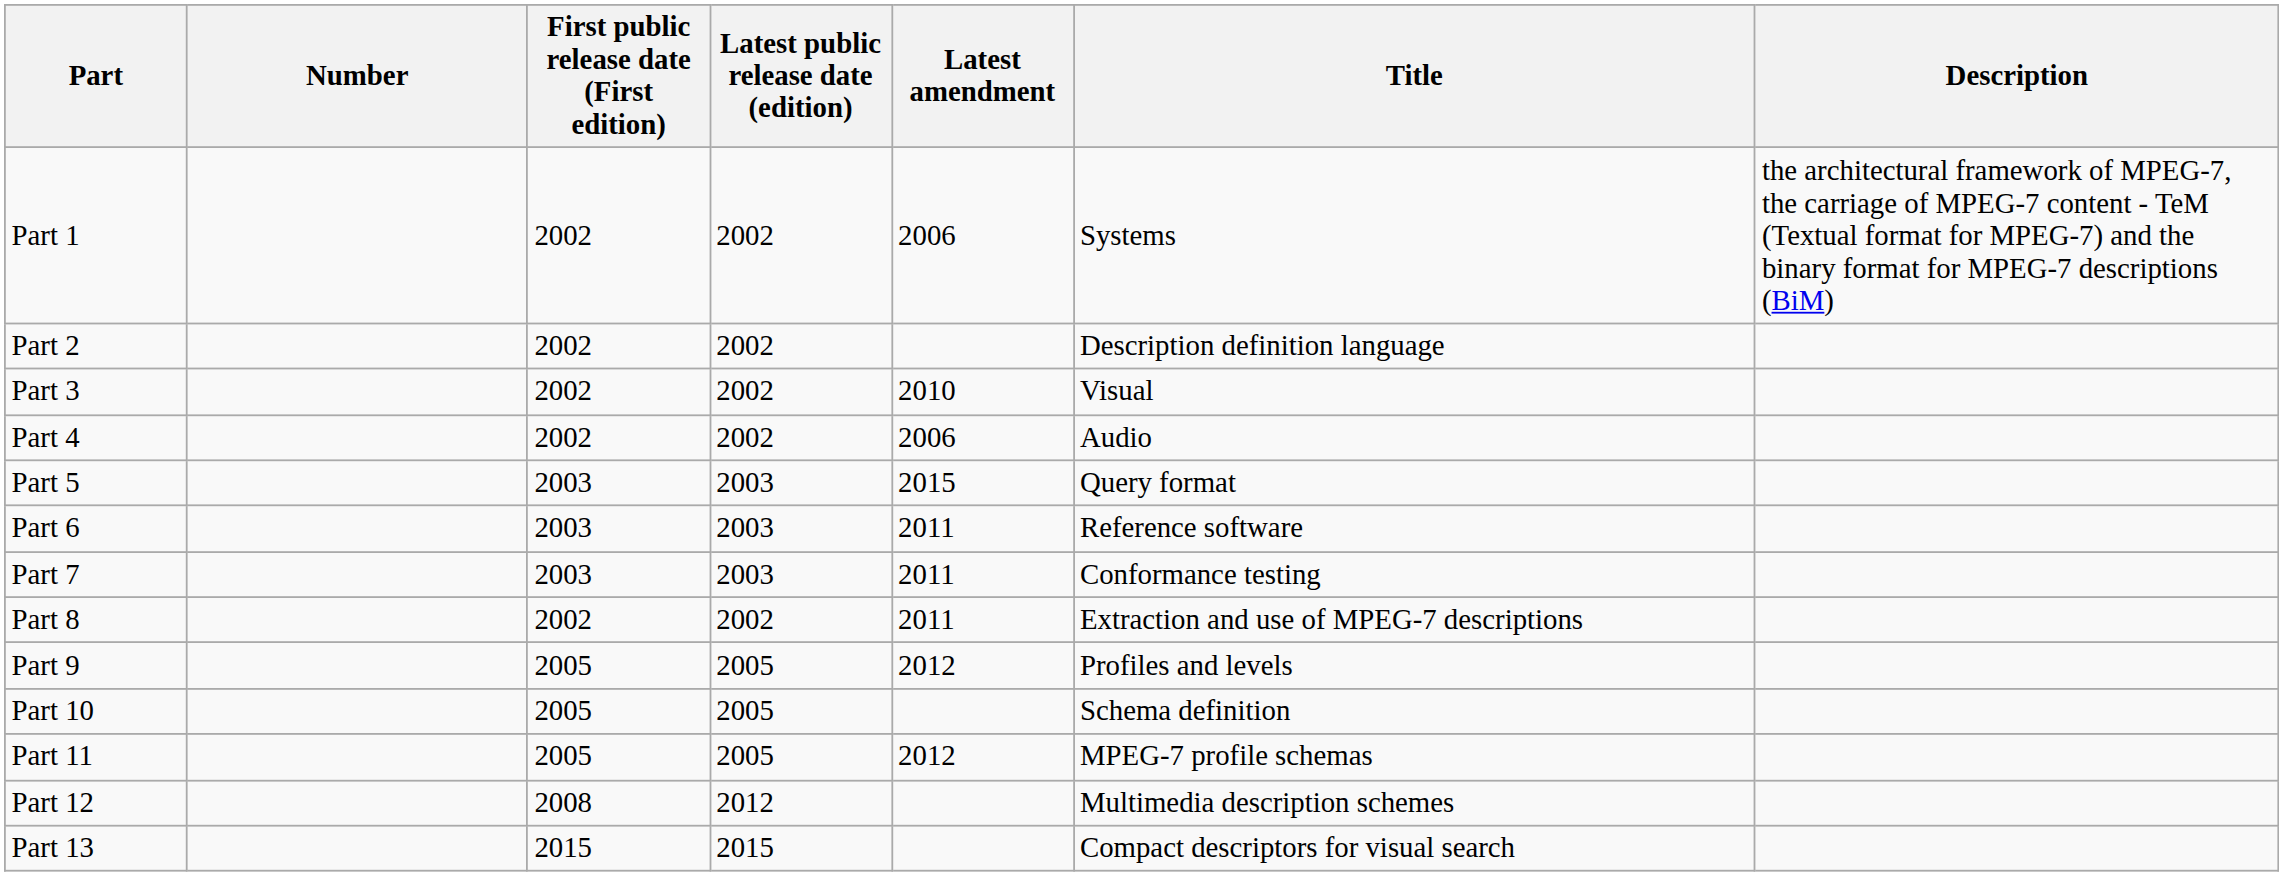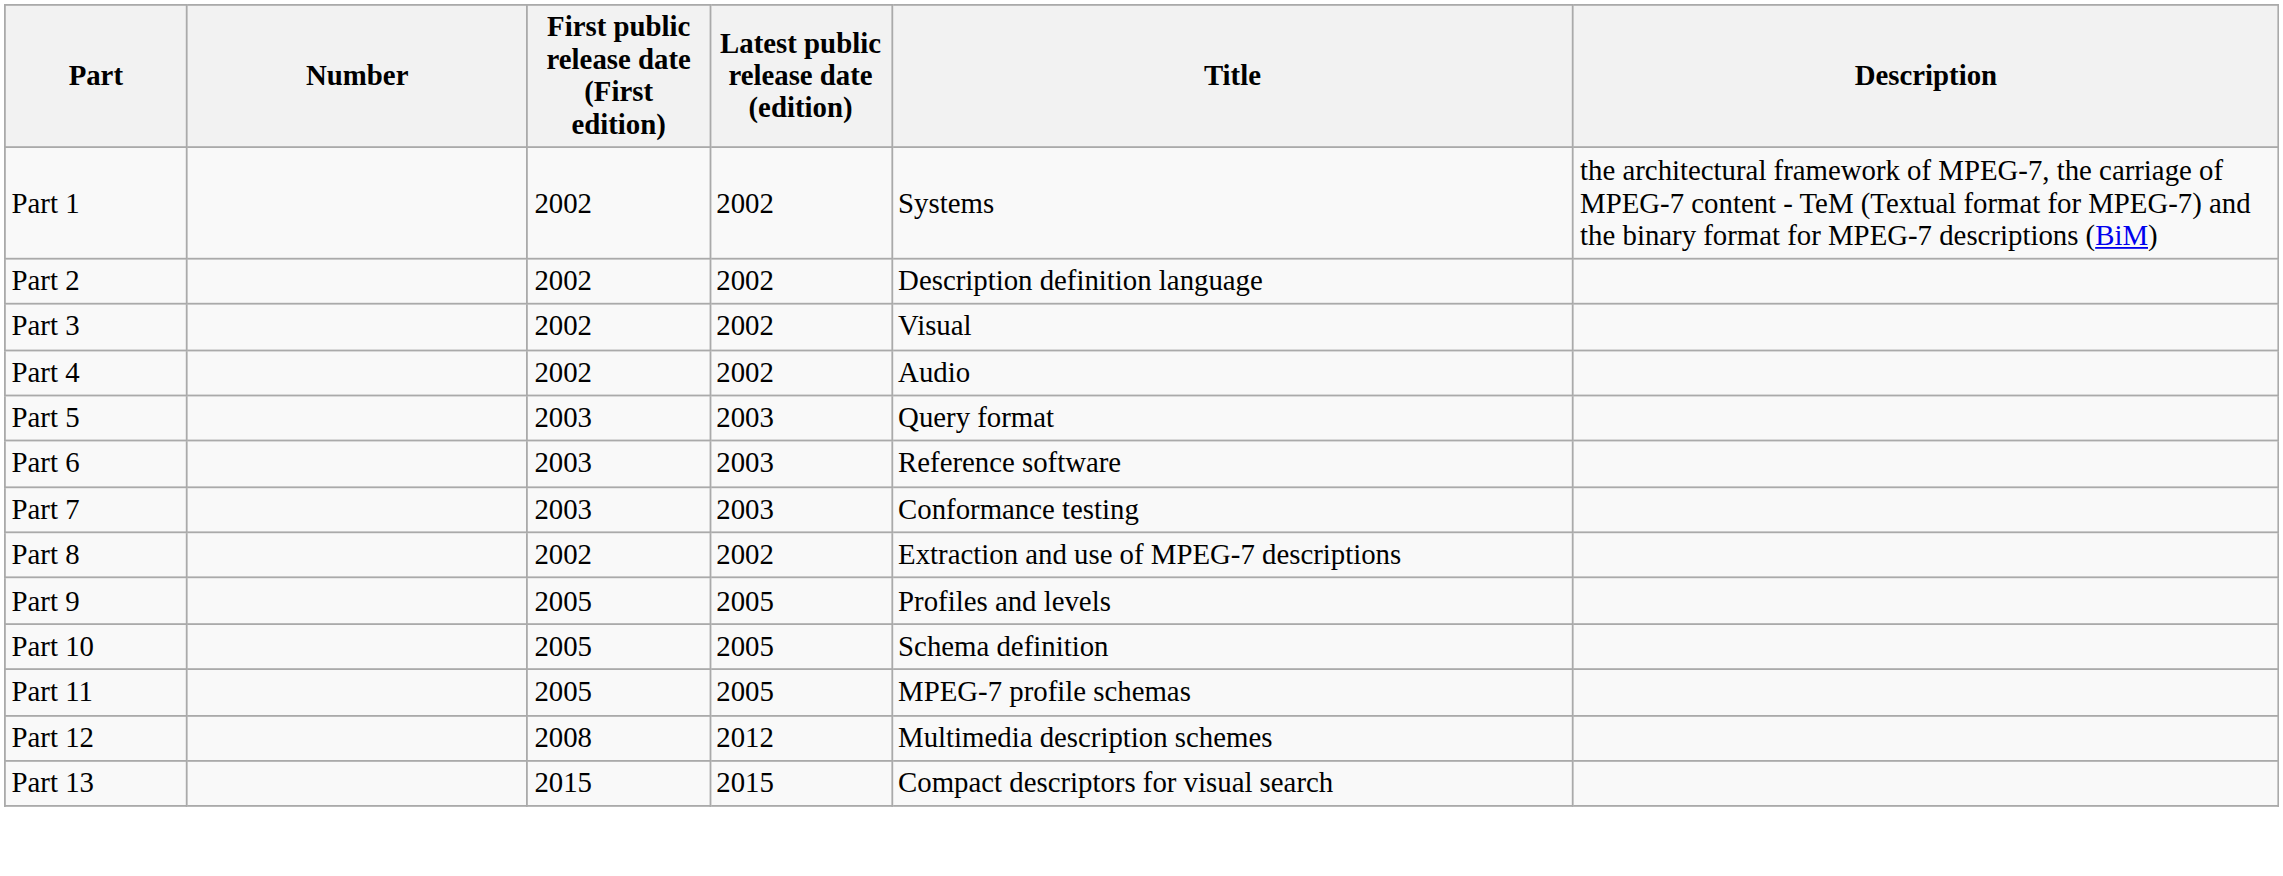- column: (982, 75)
